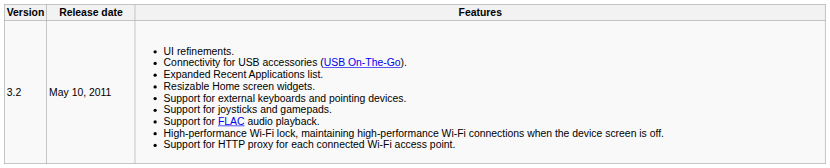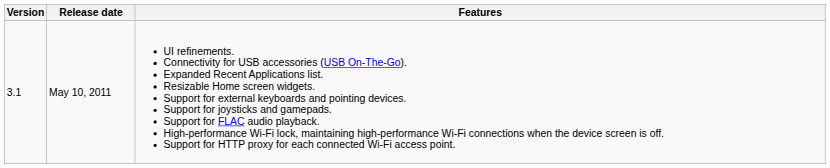(14, 92) 3.2 -> (14, 92) 3.1
